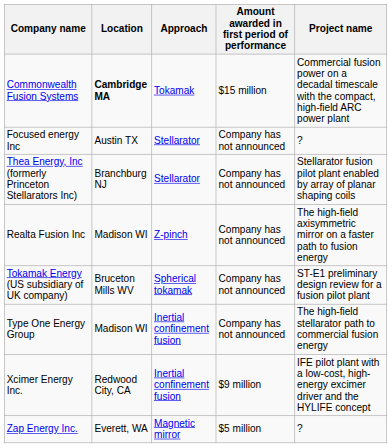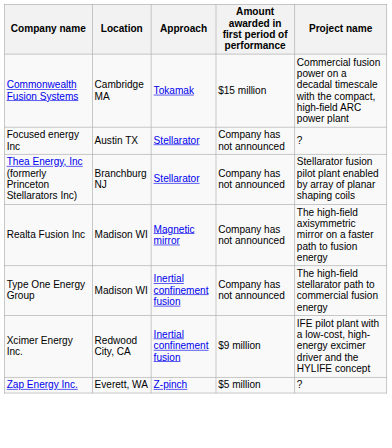(121, 90) bold -> (119, 90) normal
(171, 235) Z-pinch -> (174, 235) Magnetic mirror
- row: (45, 285)
(174, 429) Magnetic mirror -> (170, 385) Z-pinch
